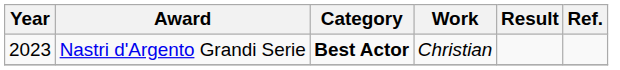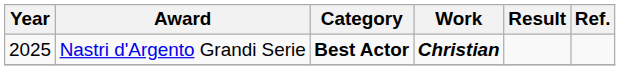(30, 49) 2023 -> (30, 49) 2025
(455, 49) normal -> (459, 49) bold
